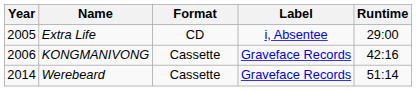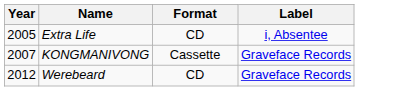- column: (383, 14)
(22, 55) 2006 -> (22, 55) 2007
(22, 75) 2014 -> (22, 75) 2012
(195, 75) Cassette -> (195, 75) CD
